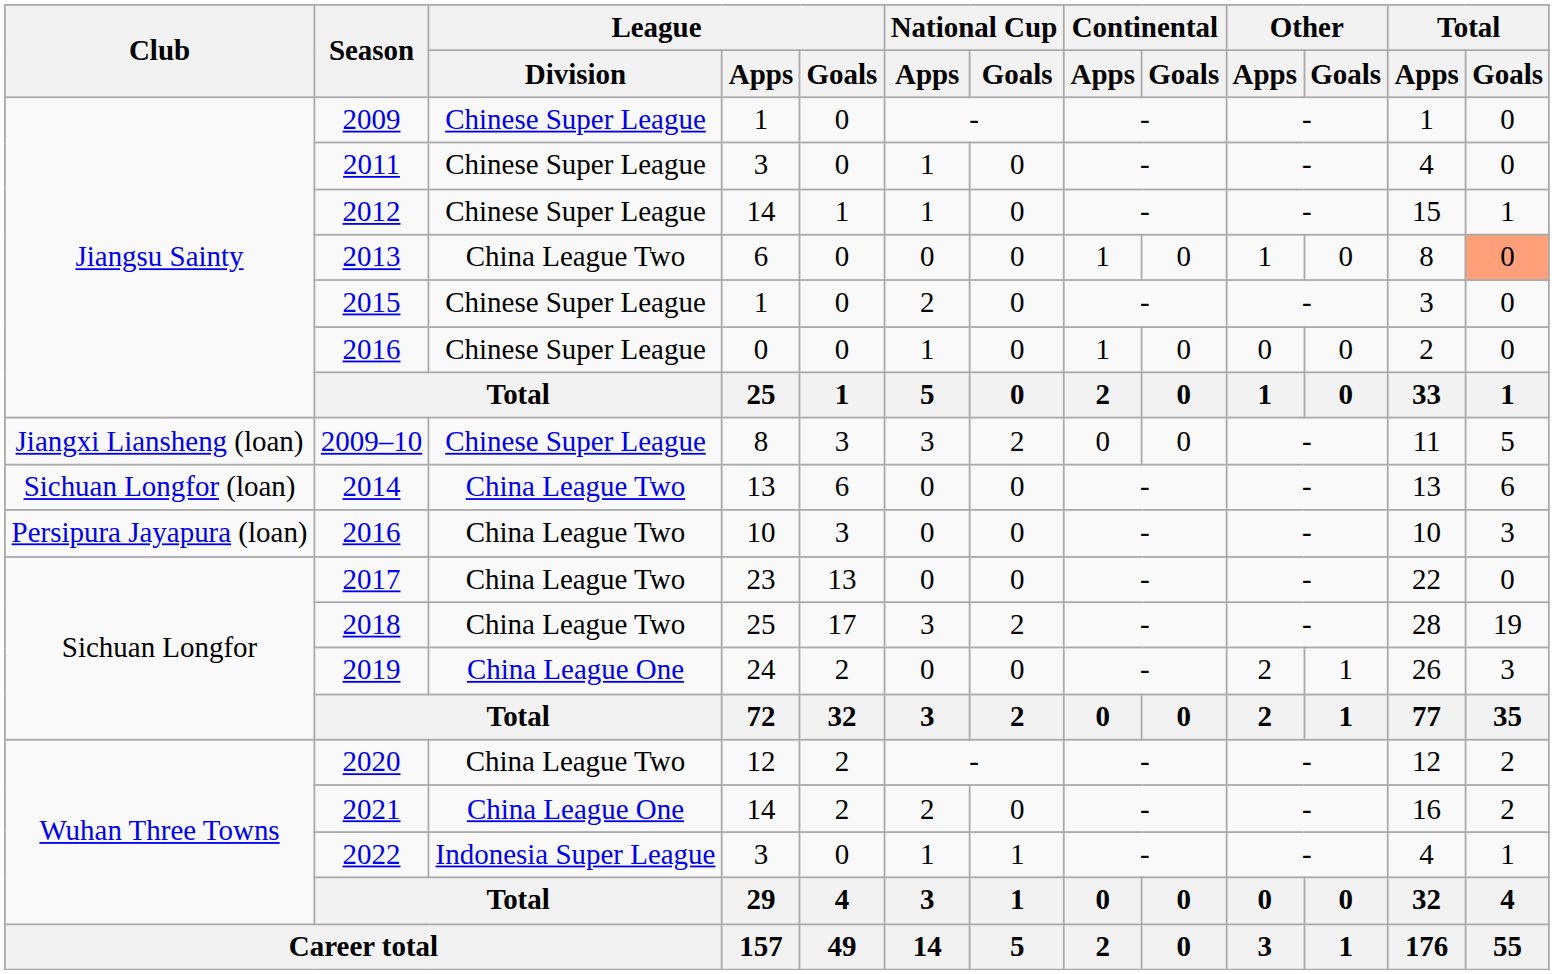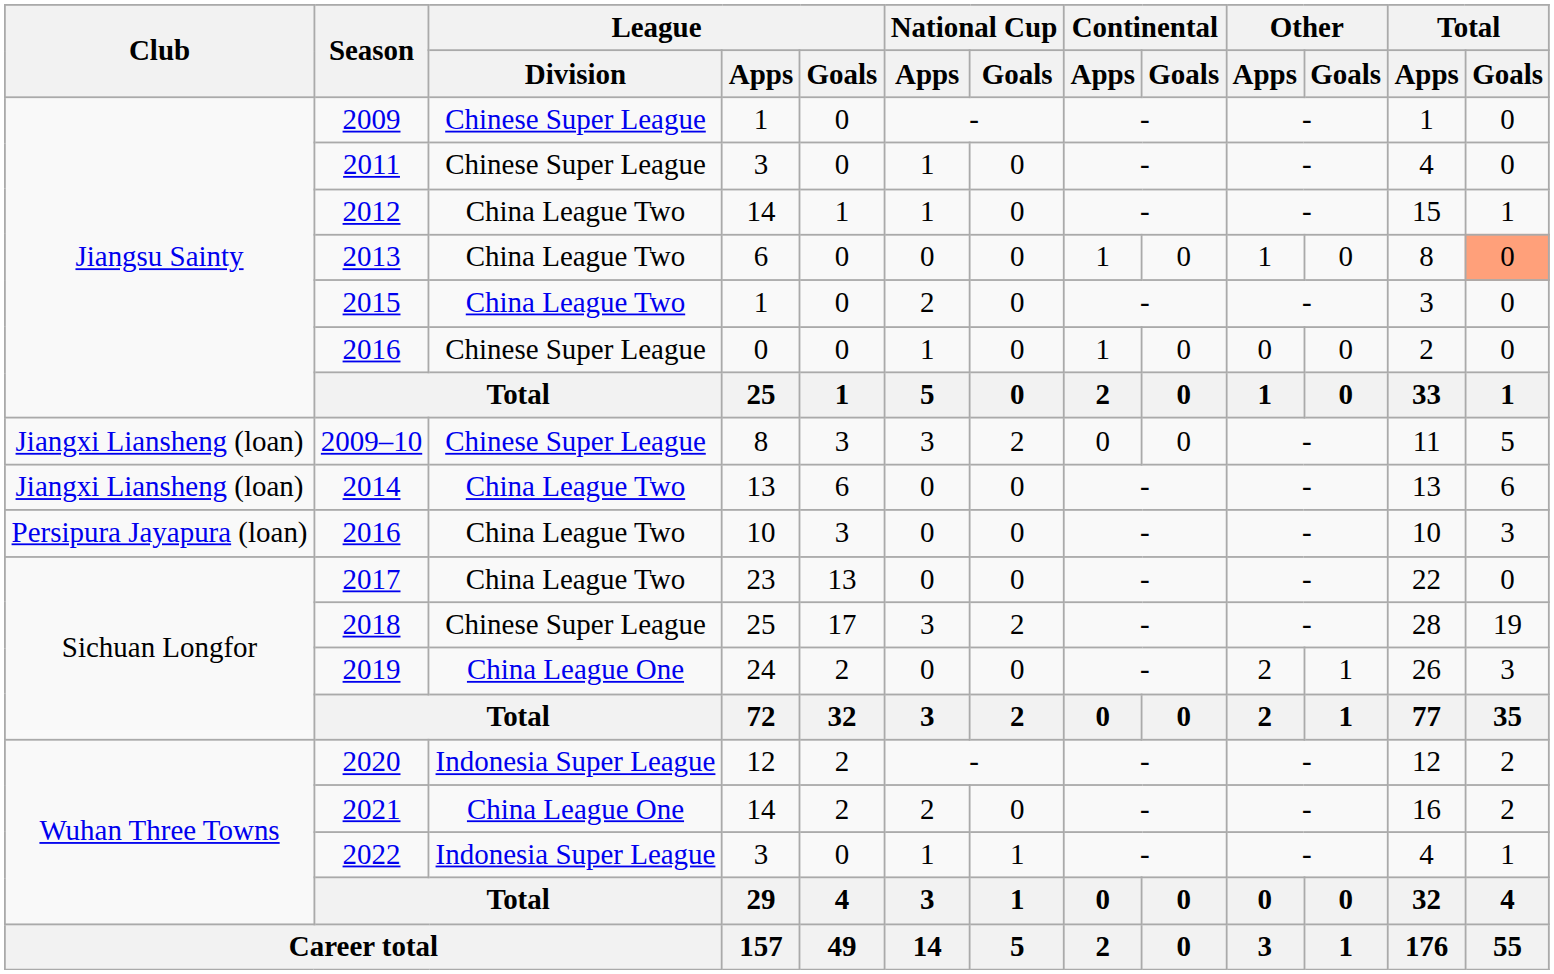(575, 211) Chinese Super League -> (575, 211) China League Two
(575, 303) Chinese Super League -> (575, 303) China League Two
(160, 486) Sichuan Longfor (loan) -> (160, 486) Jiangxi Liansheng (loan)
(575, 624) China League Two -> (575, 624) Chinese Super League
(575, 762) China League Two -> (575, 762) Indonesia Super League
